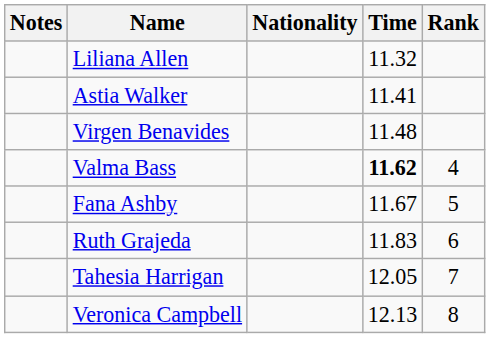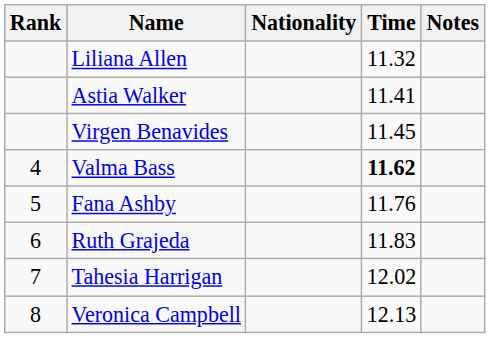columns swapped: (453, 22) <-> (36, 22)
(393, 131) 11.48 -> (391, 131) 11.45
(393, 204) 11.67 -> (391, 204) 11.76
(393, 277) 12.05 -> (391, 277) 12.02
